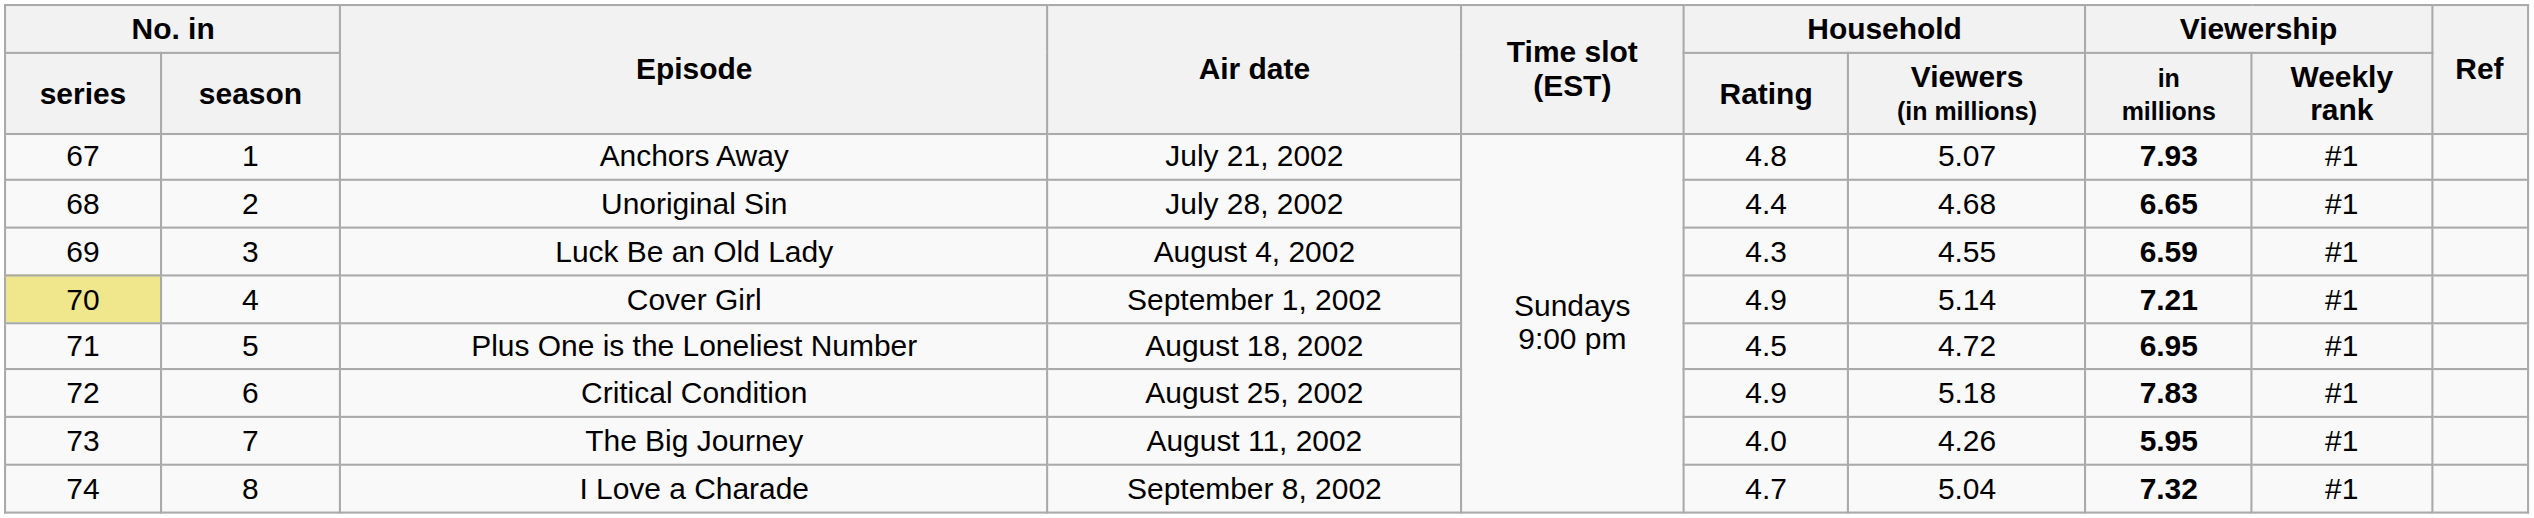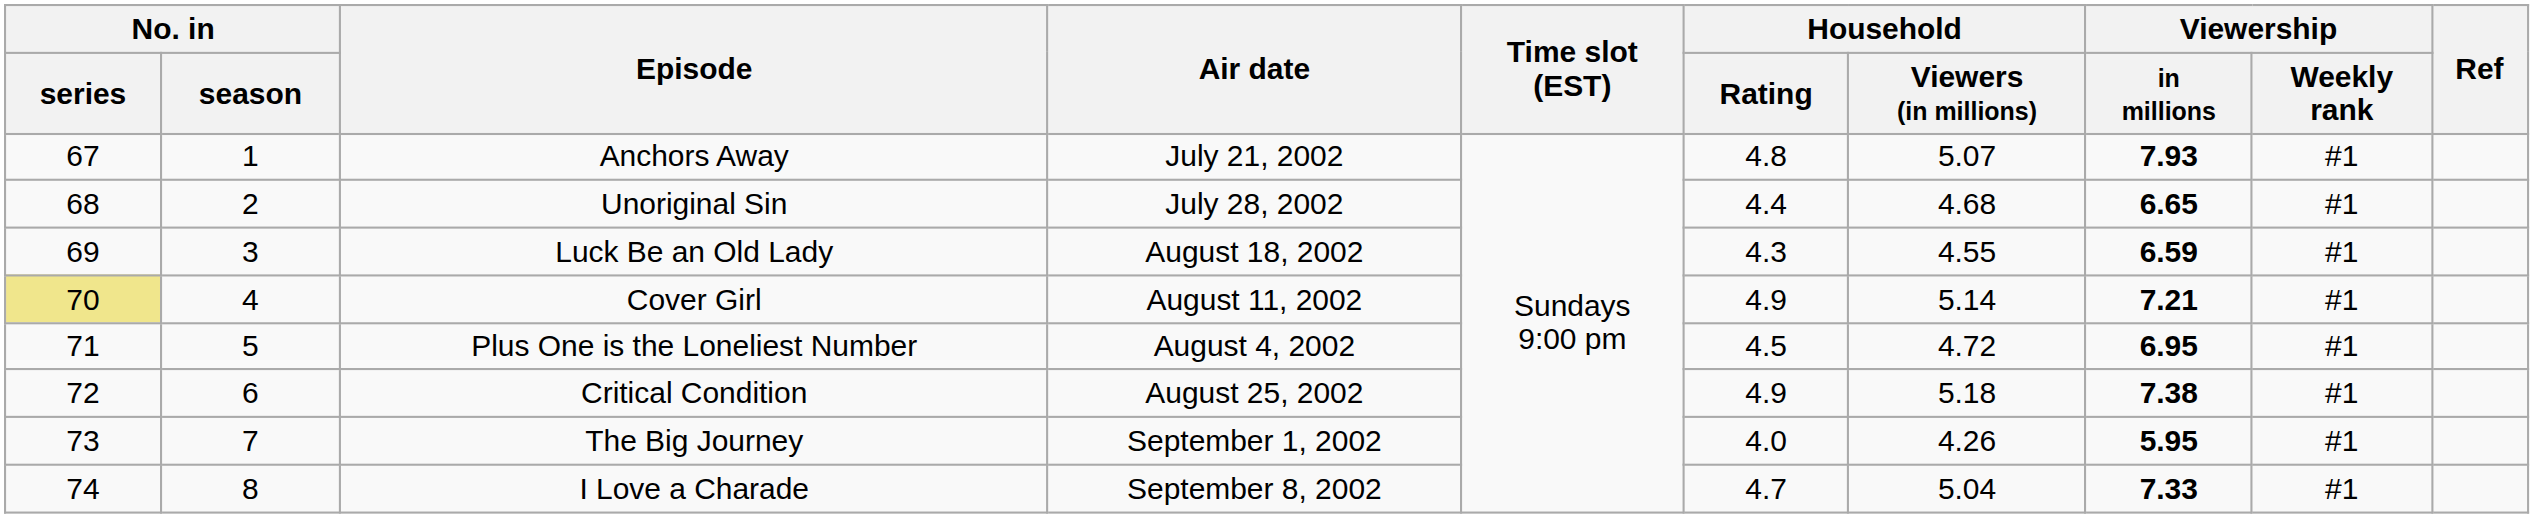(1254, 252) August 4, 2002 -> (1254, 252) August 18, 2002
(1254, 299) September 1, 2002 -> (1254, 299) August 11, 2002
(1254, 346) August 18, 2002 -> (1254, 346) August 4, 2002
(2169, 394) 7.83 -> (2169, 394) 7.38
(1254, 441) August 11, 2002 -> (1254, 441) September 1, 2002
(2169, 488) 7.32 -> (2169, 488) 7.33
